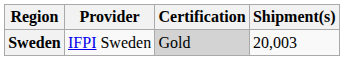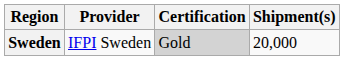(275, 42) 20,003 -> (275, 42) 20,000
